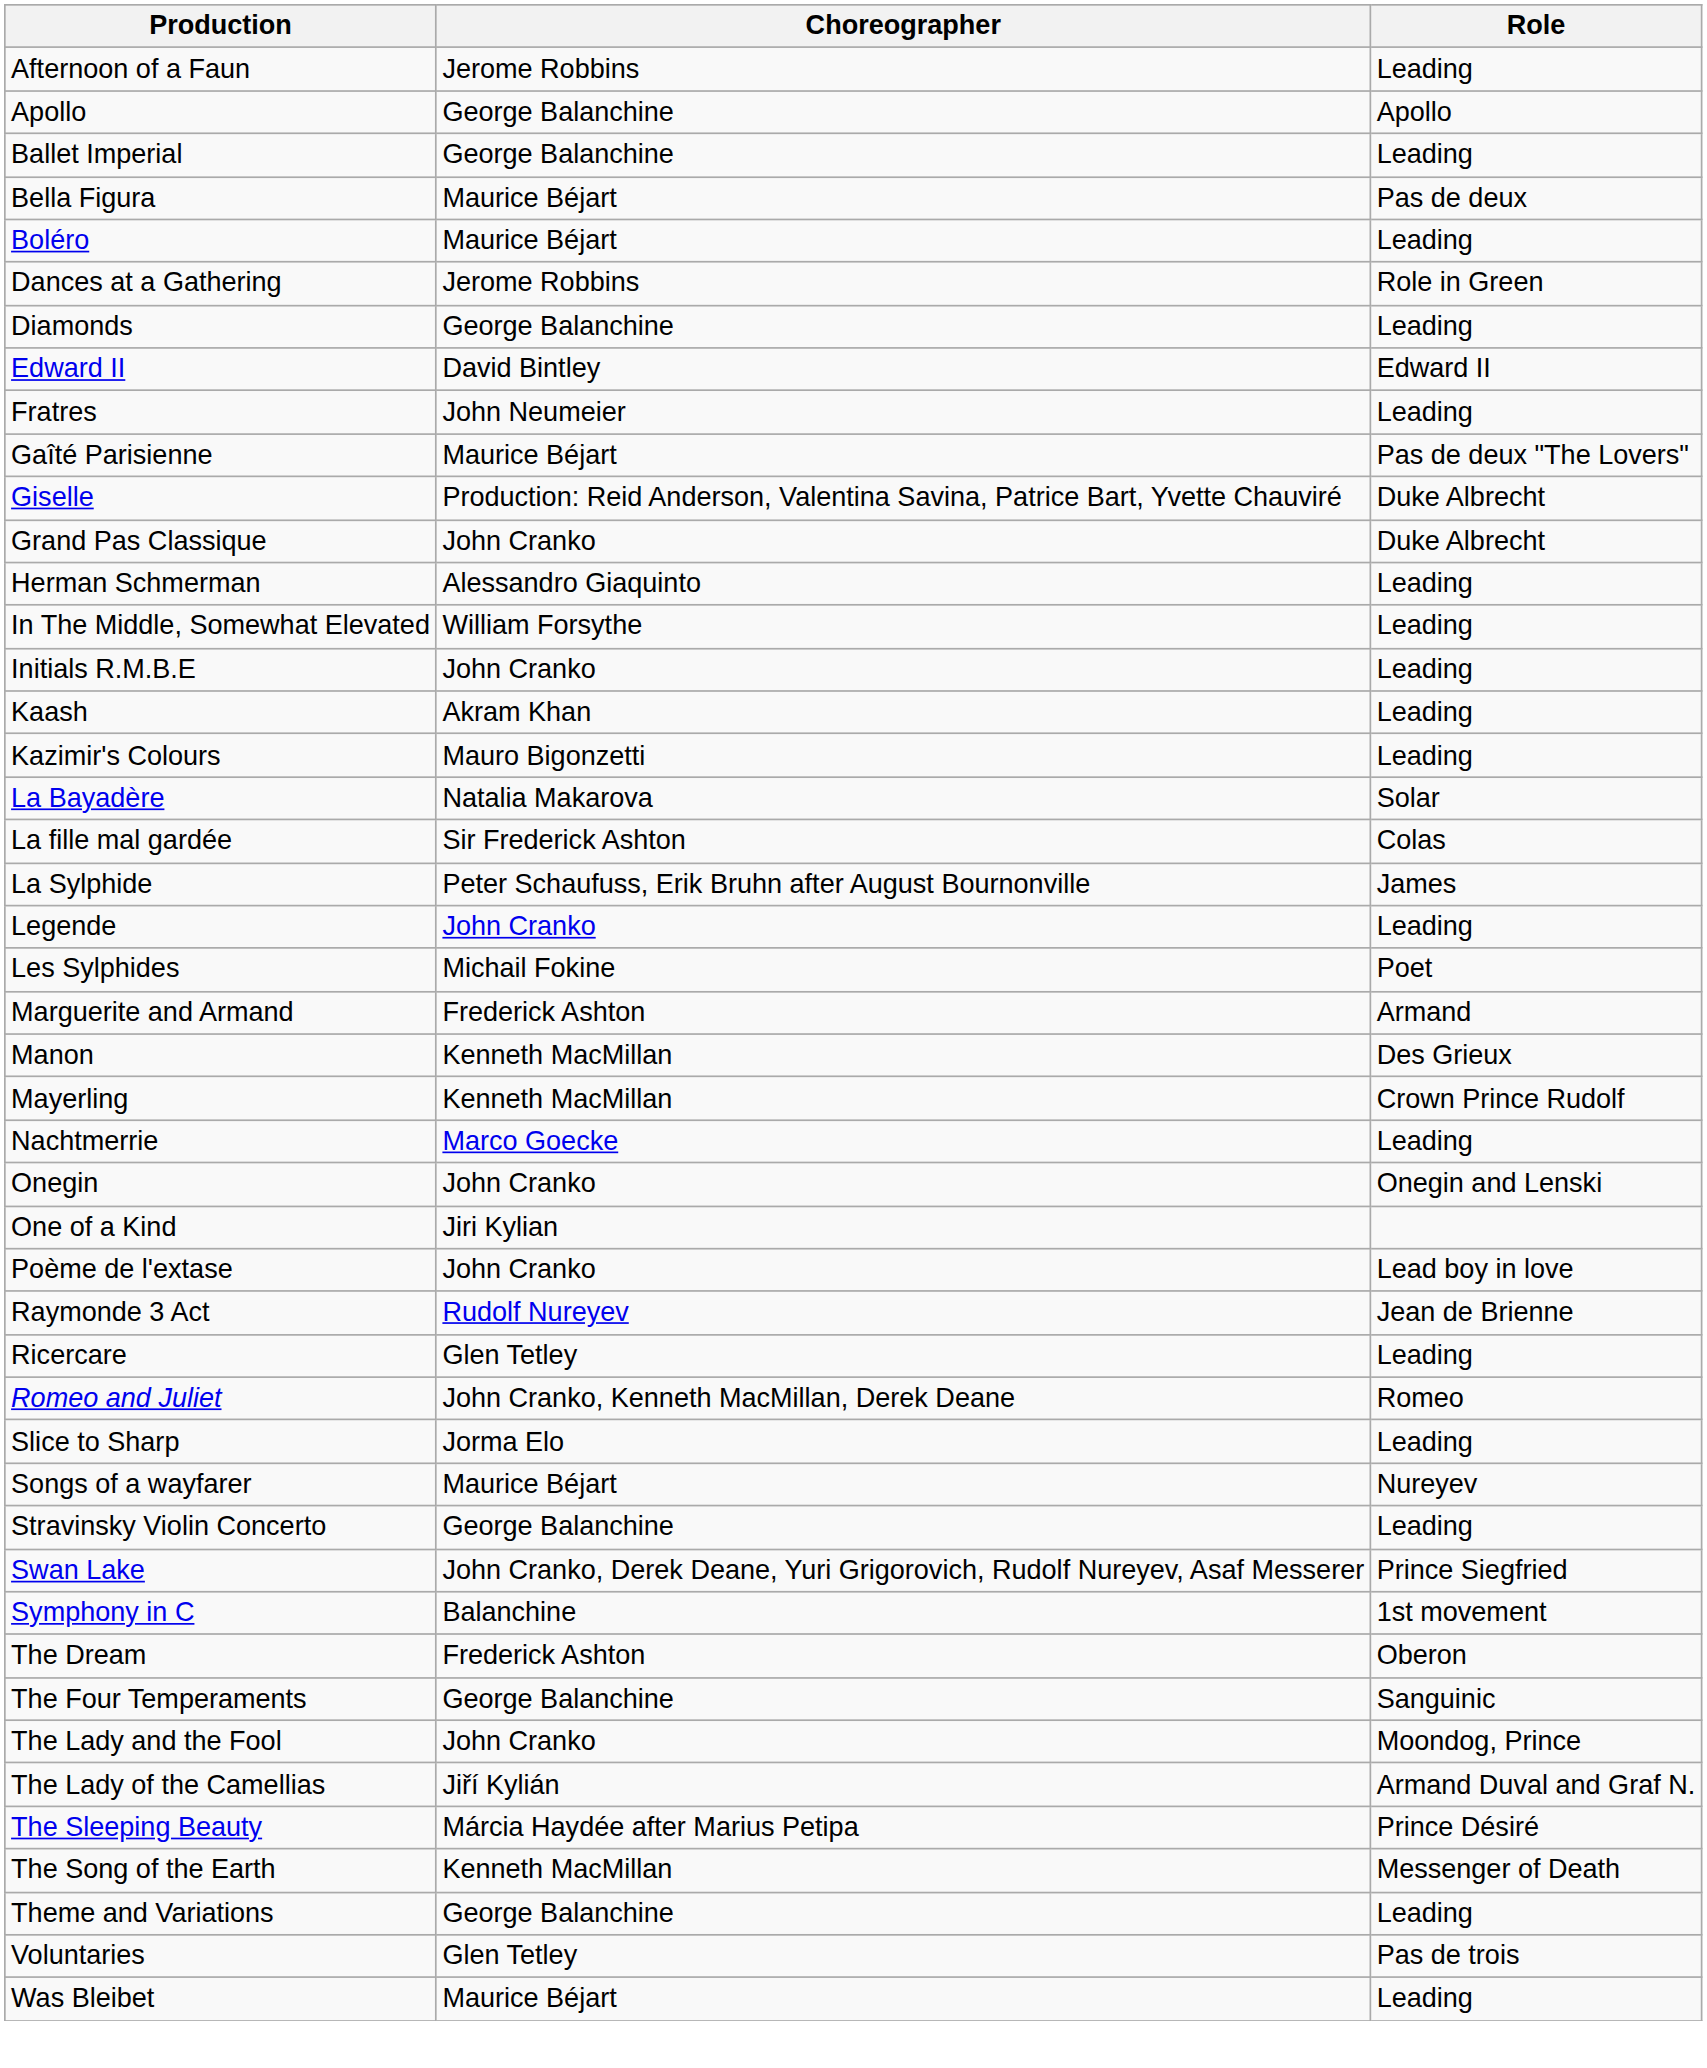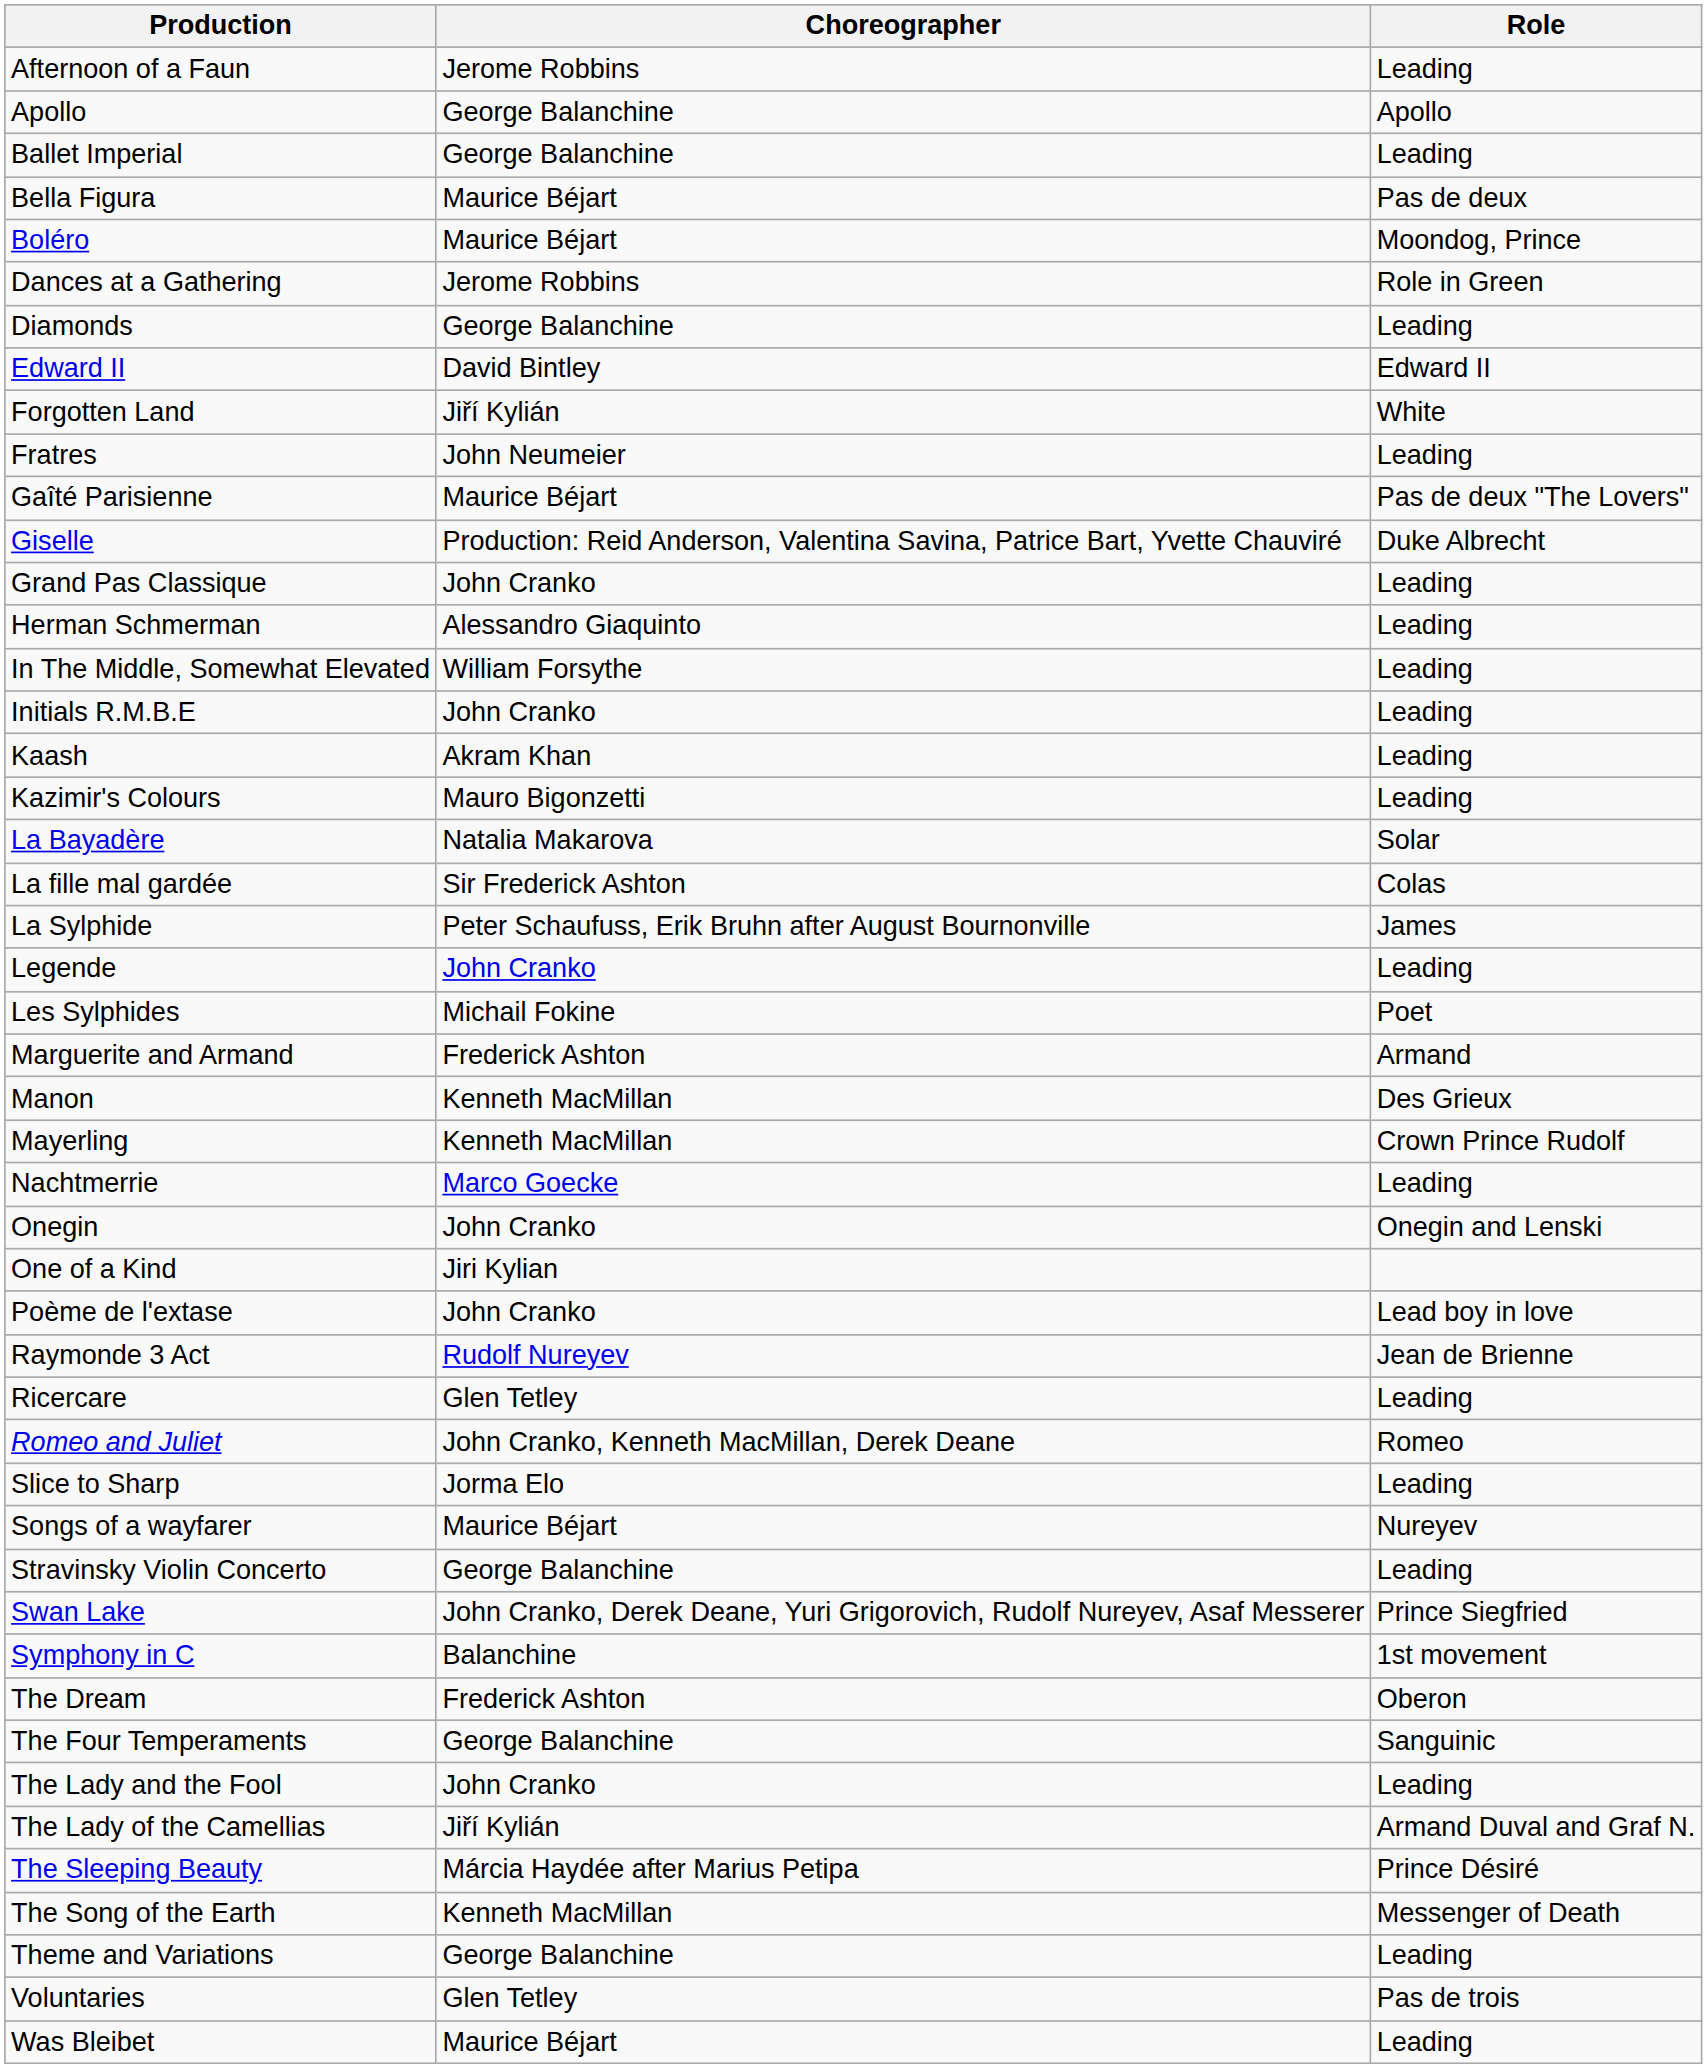(1425, 240) Leading -> (1479, 240) Moondog, Prince
+ row: (103, 411)
(1461, 540) Duke Albrecht -> (1425, 583) Leading
(1479, 1741) Moondog, Prince -> (1425, 1784) Leading
